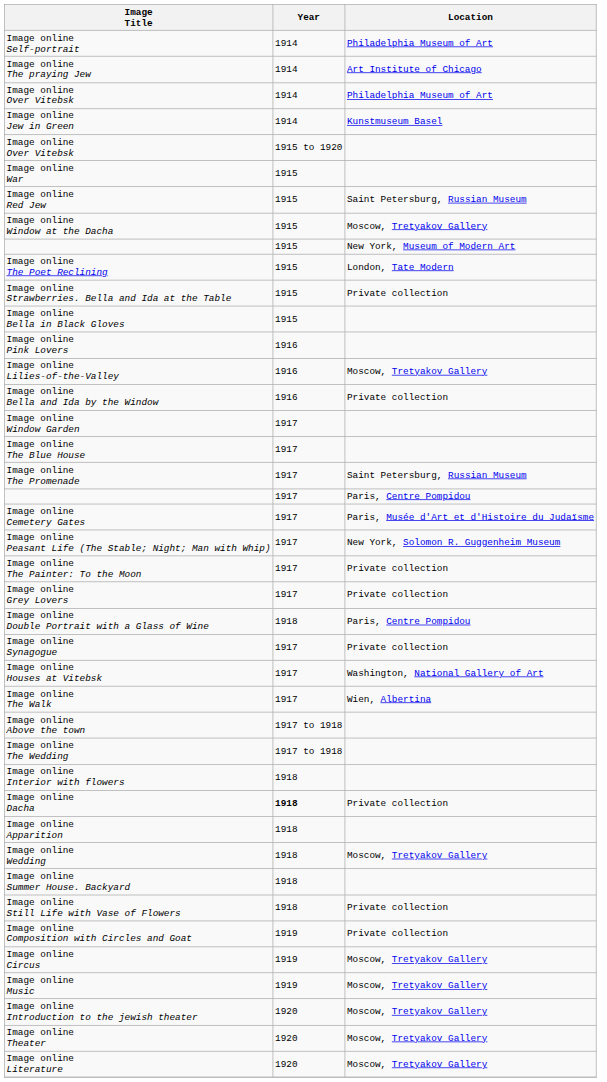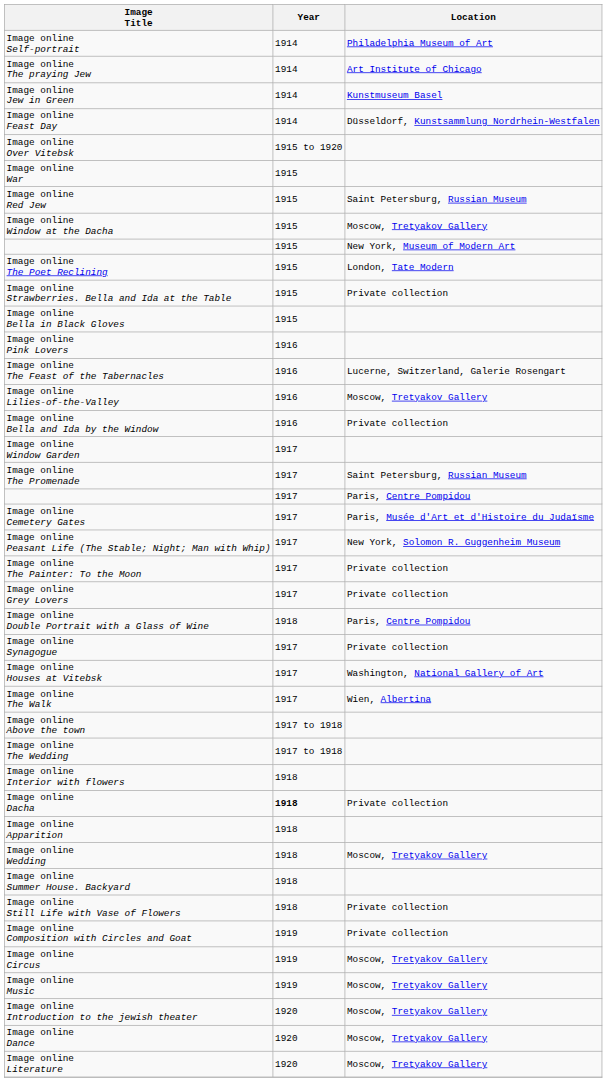- row: (40, 96)
+ row: (40, 122)
+ row: (85, 371)
- row: (46, 450)
- row: (40, 1038)
+ row: (40, 1038)
